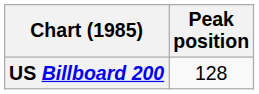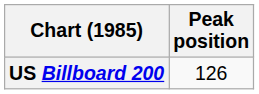(211, 72) 128 -> (211, 72) 126
